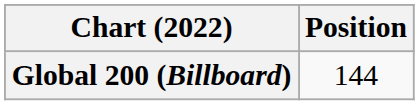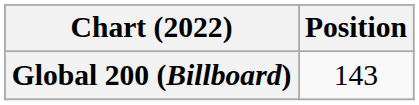(356, 74) 144 -> (356, 74) 143
